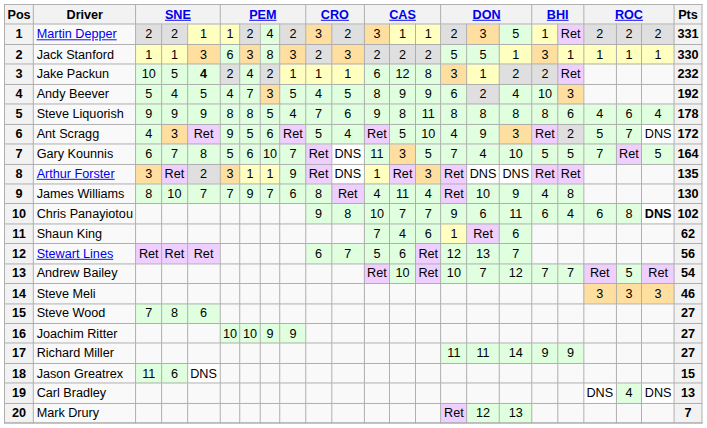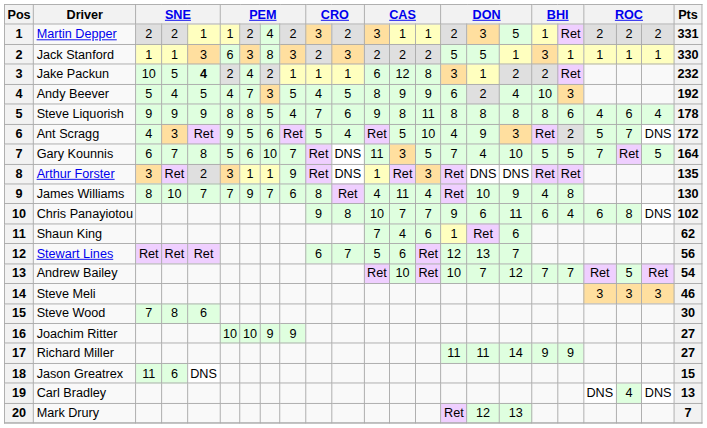(658, 213) bold -> (658, 213) normal
(688, 313) 27 -> (688, 313) 30
